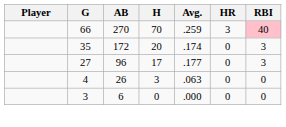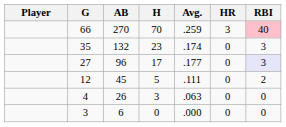(121, 46) 172 -> (121, 46) 132
(157, 46) 20 -> (157, 46) 23
(263, 63) no background -> (263, 63) lavender background
+ row: (85, 79)
